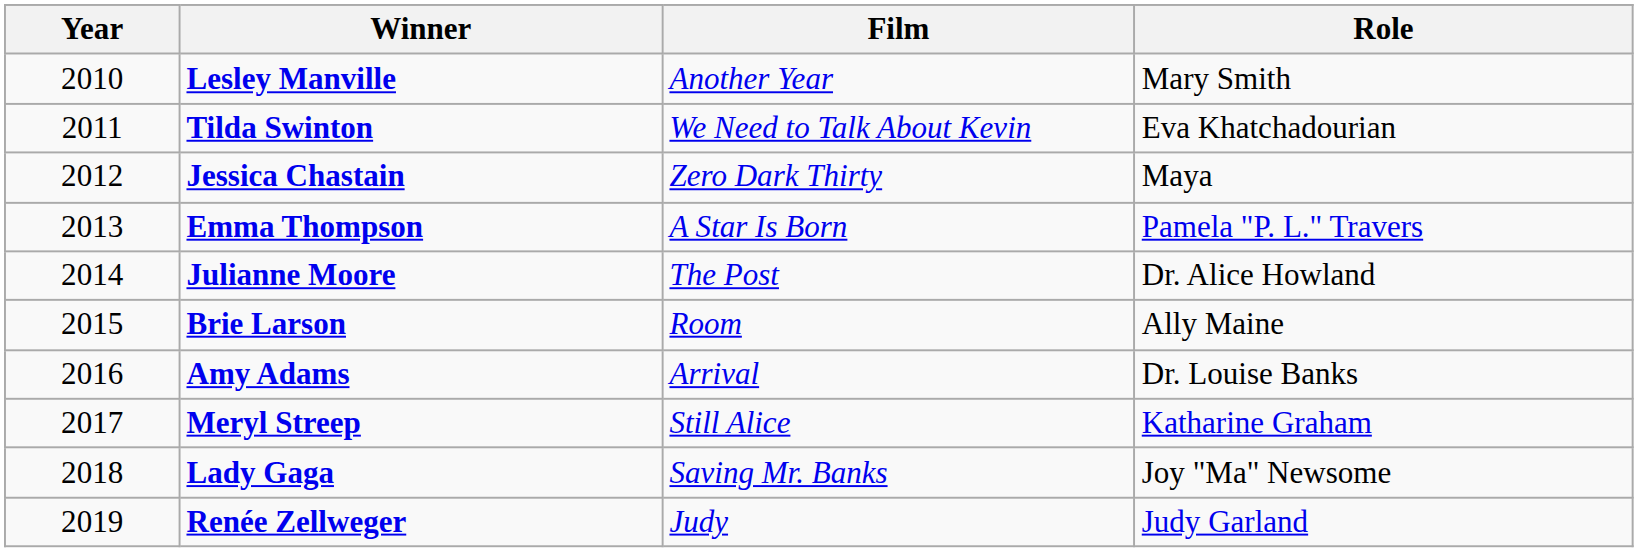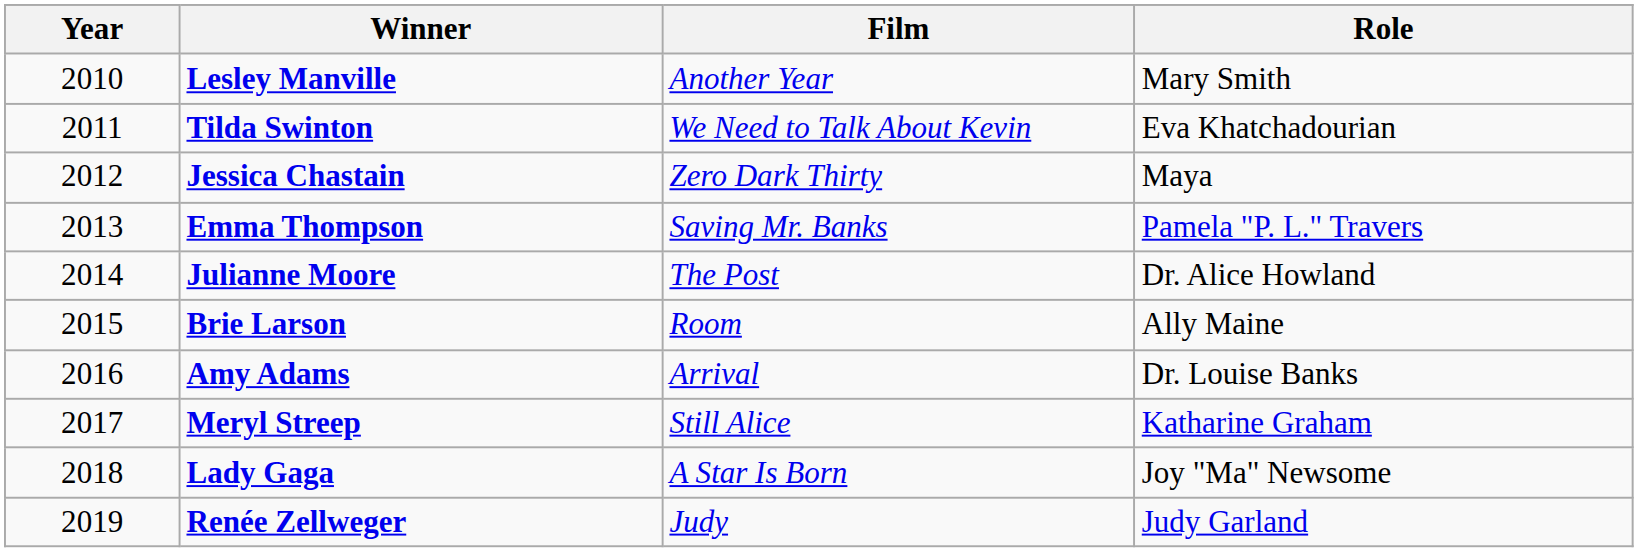(758, 226) A Star Is Born -> (779, 226) Saving Mr. Banks
(779, 472) Saving Mr. Banks -> (758, 472) A Star Is Born
